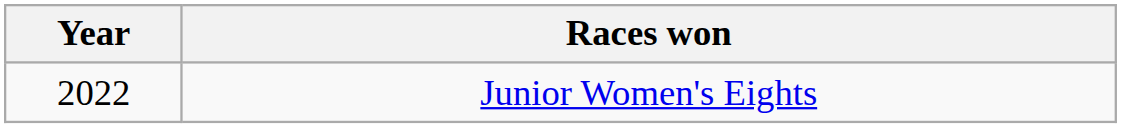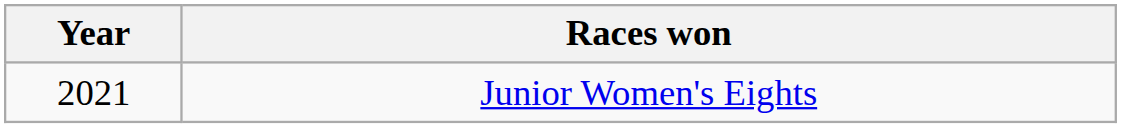(94, 91) 2022 -> (94, 91) 2021
